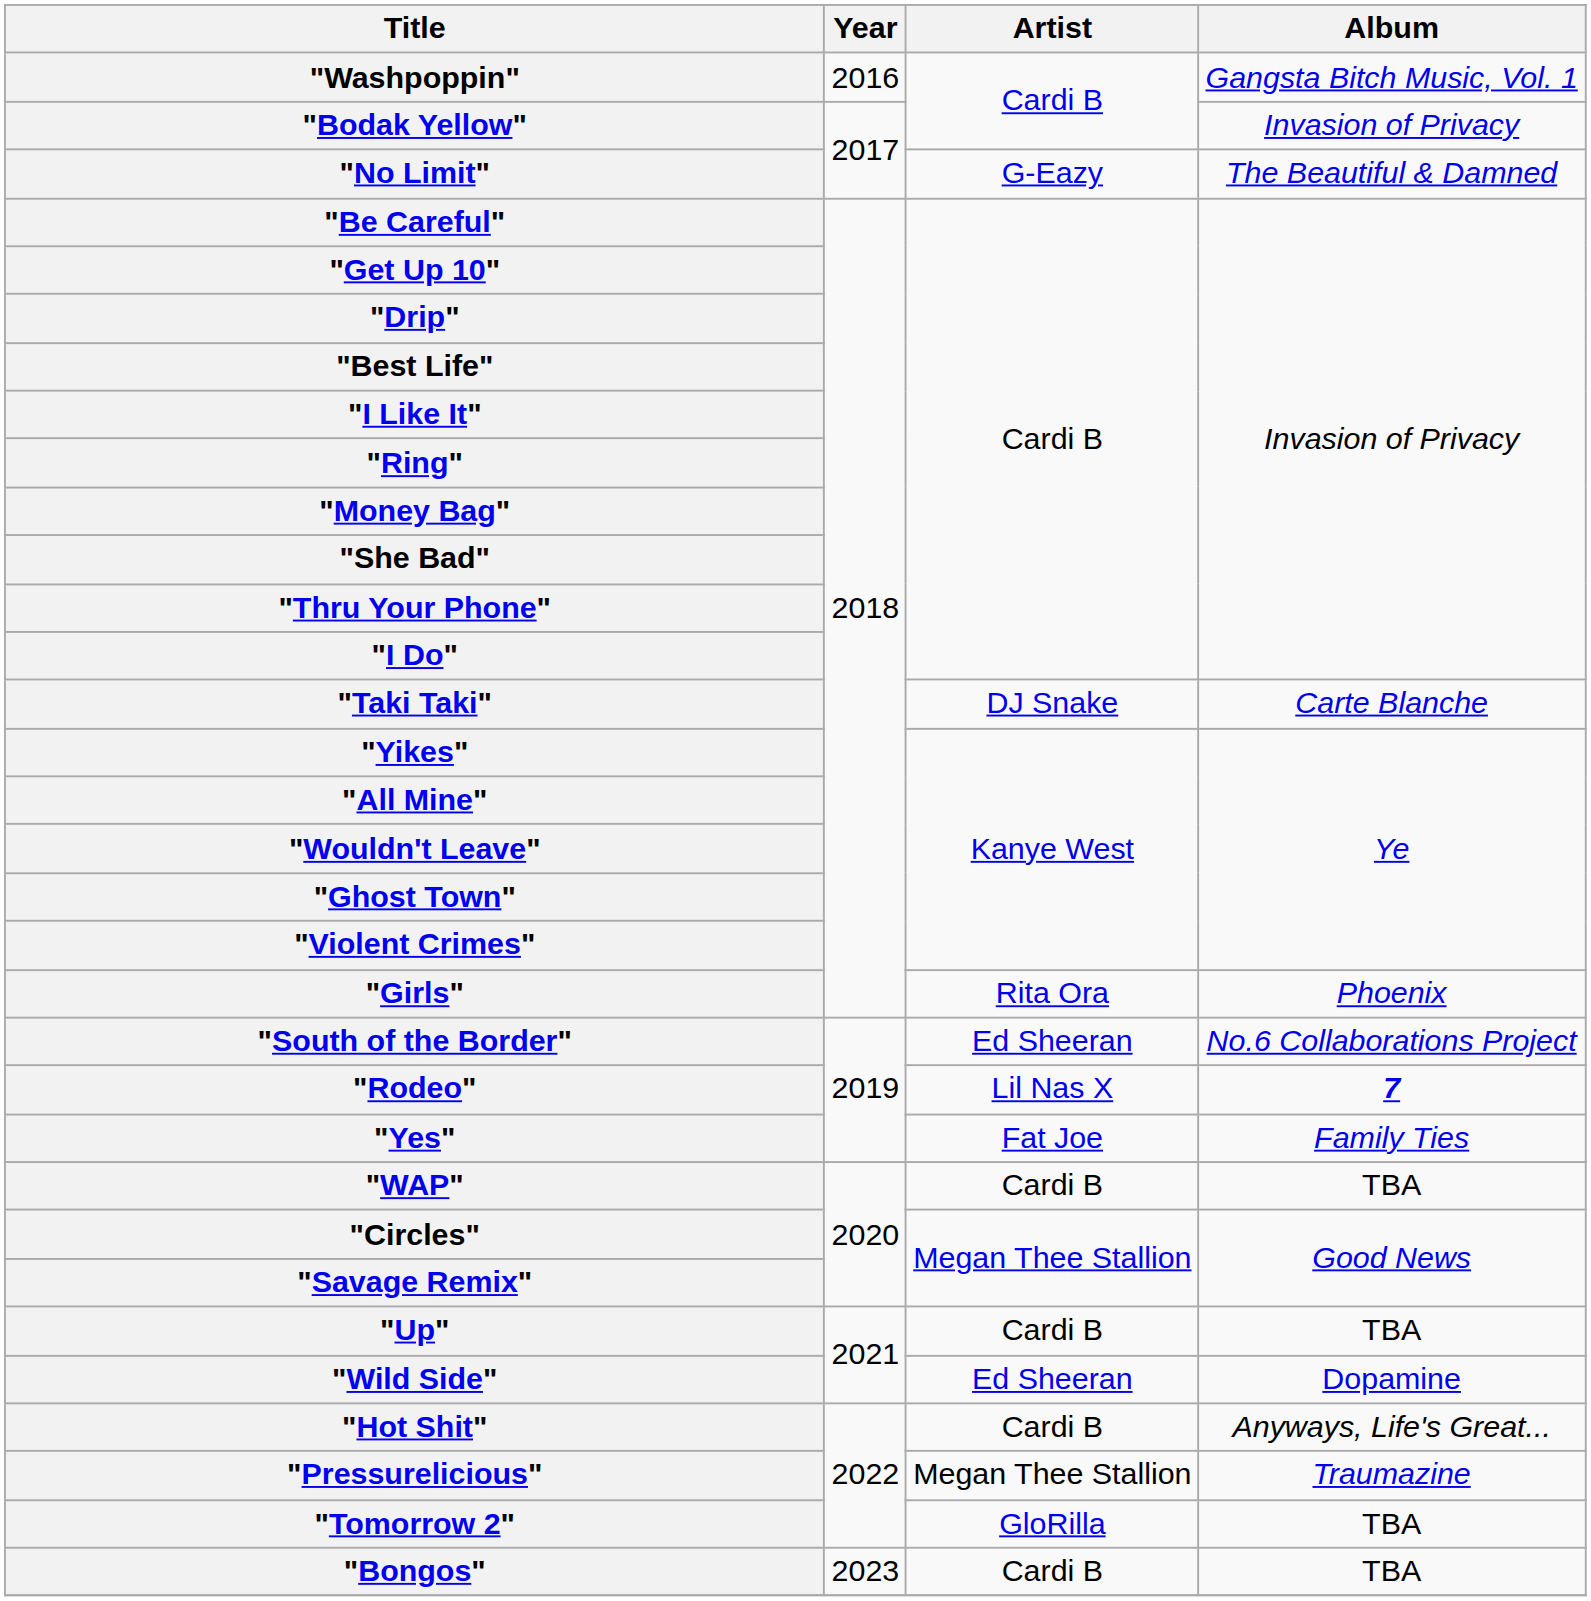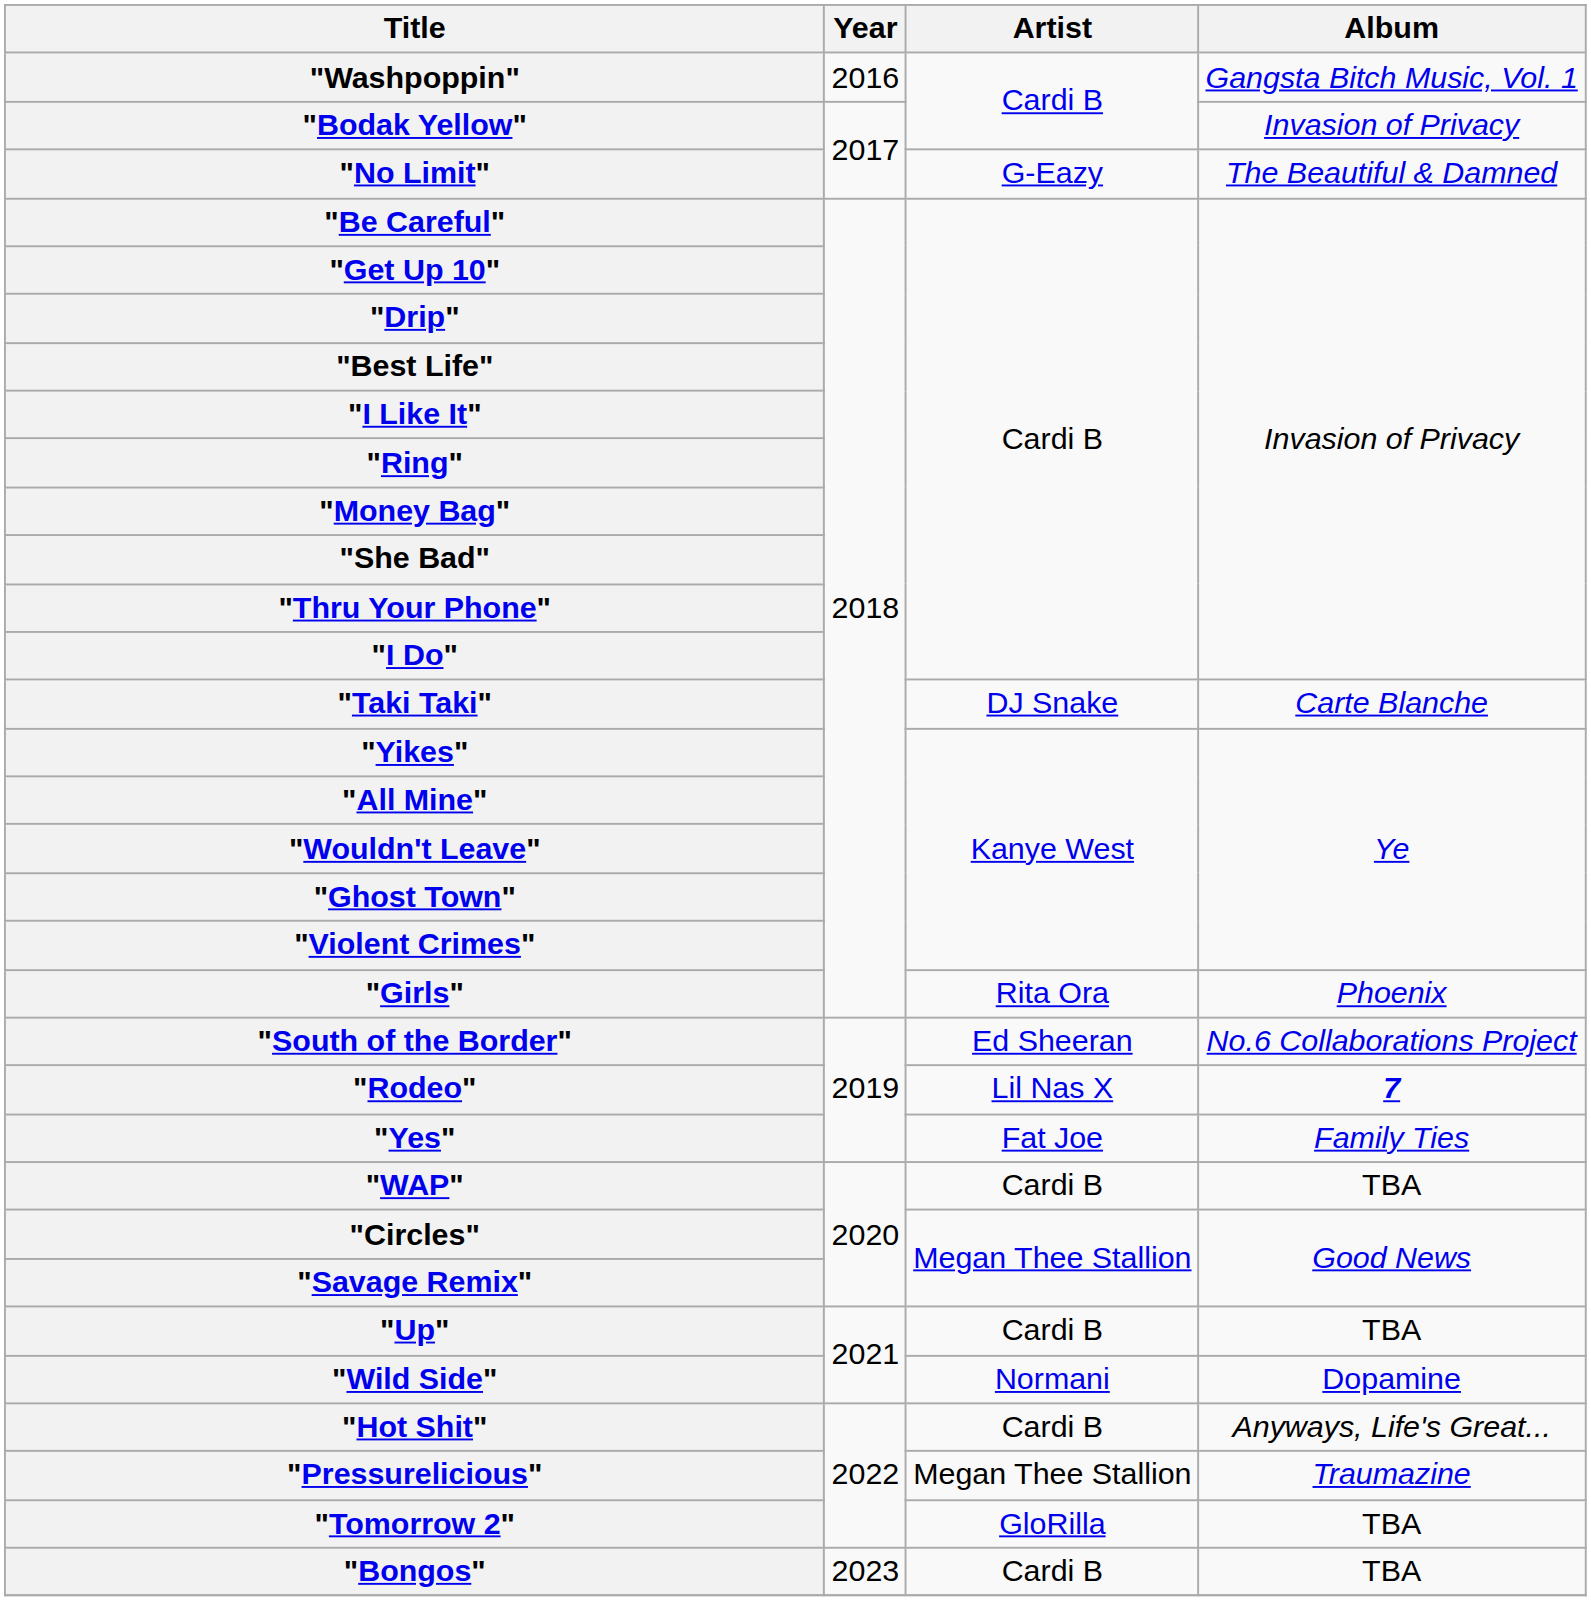(1052, 1378) Ed Sheeran -> (1052, 1378) Normani
